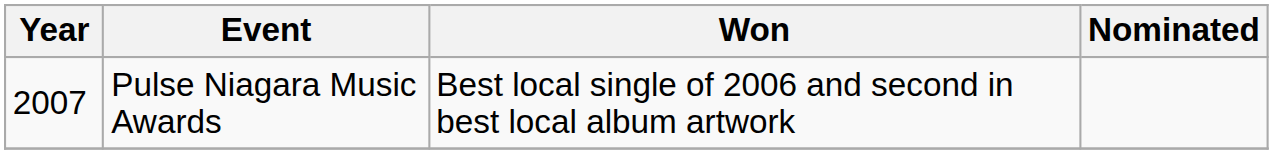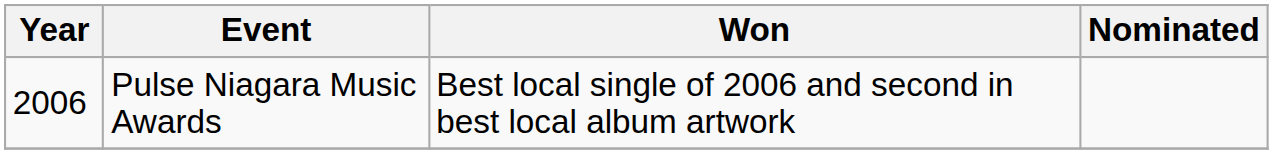(50, 102) 2007 -> (50, 102) 2006
